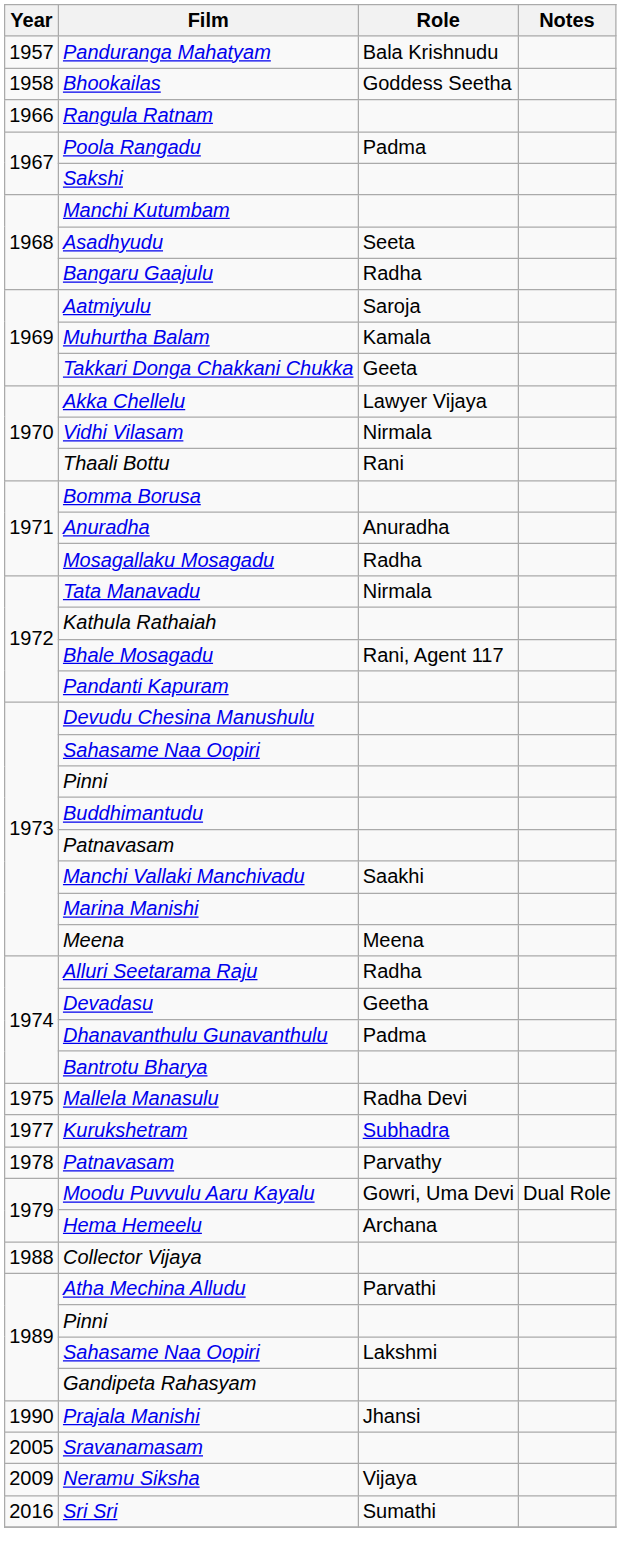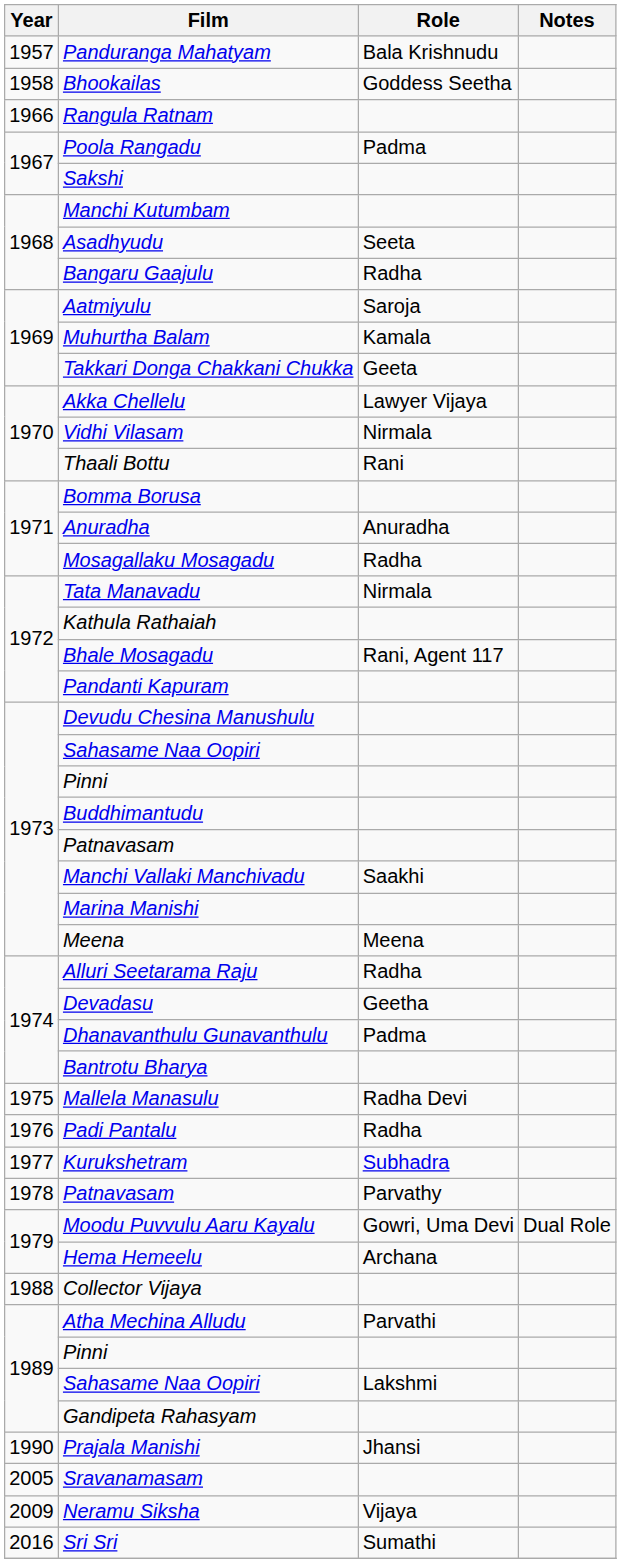+ row: (31, 1130)
